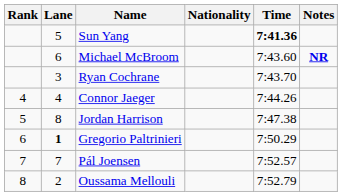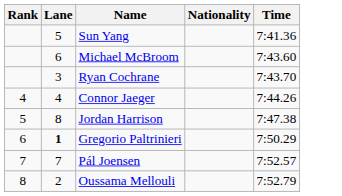- column: (319, 14)
(277, 35) bold -> (276, 35) normal
